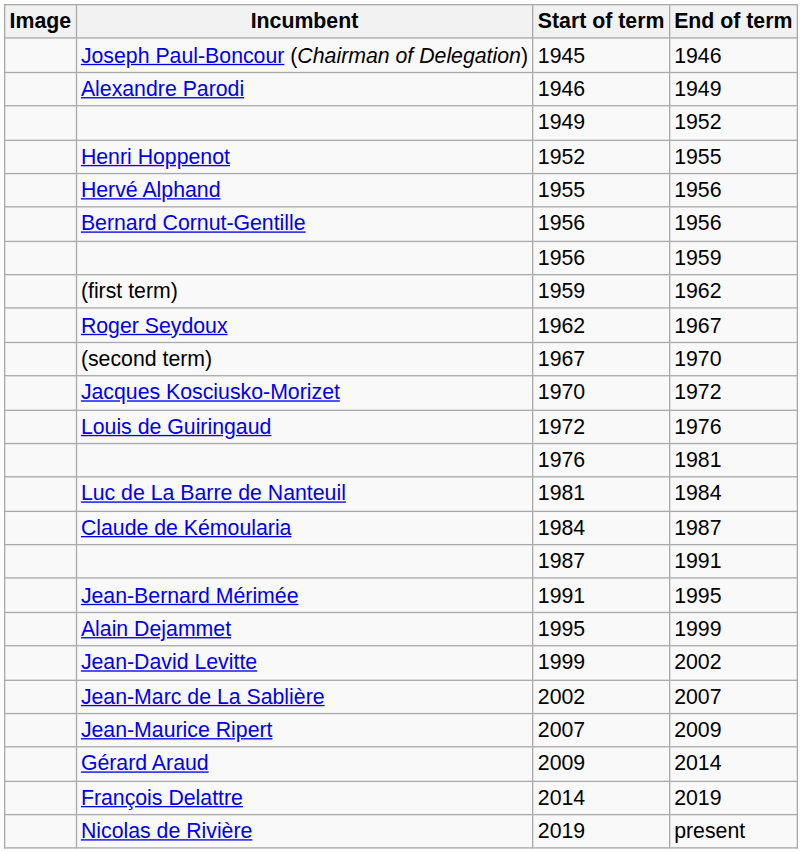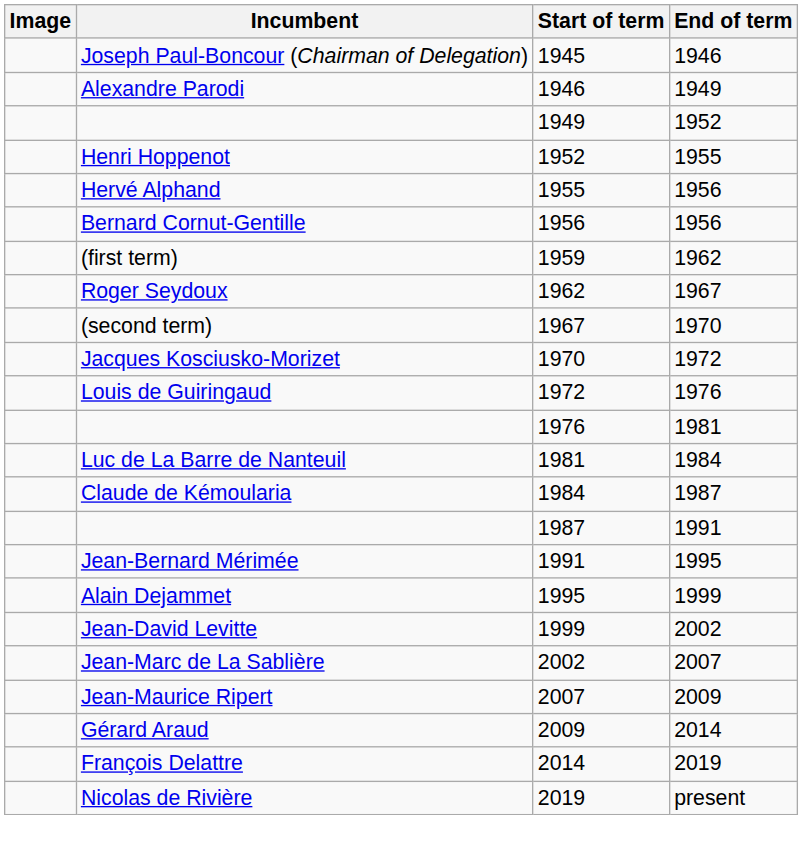- row: (561, 257)
